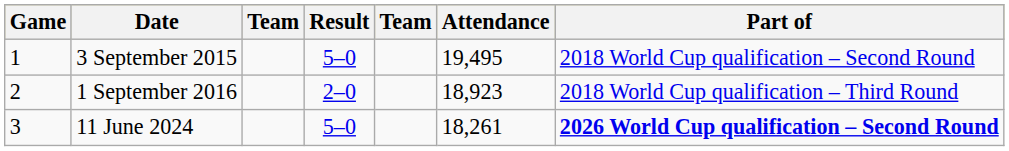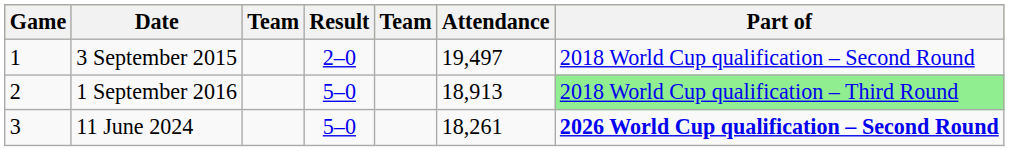(339, 57) 5–0 -> (339, 57) 2–0
(472, 57) 19,495 -> (472, 57) 19,497
(339, 92) 2–0 -> (339, 92) 5–0
(472, 92) 18,923 -> (472, 92) 18,913
(759, 92) no background -> (759, 92) lightgreen background
